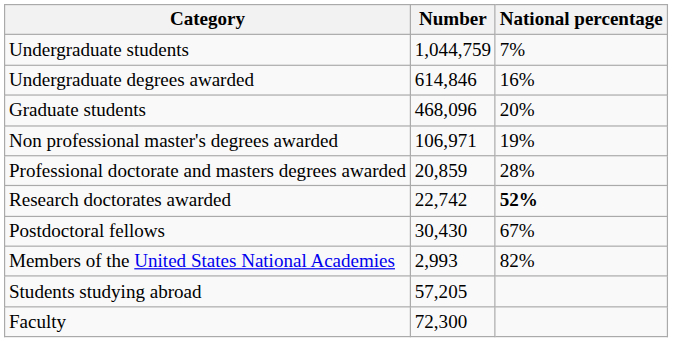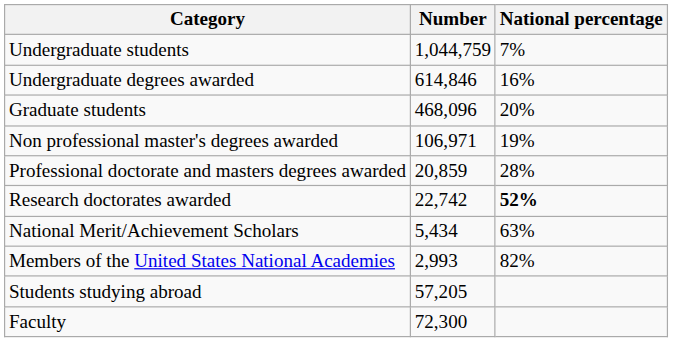- row: (87, 230)
+ row: (154, 230)
